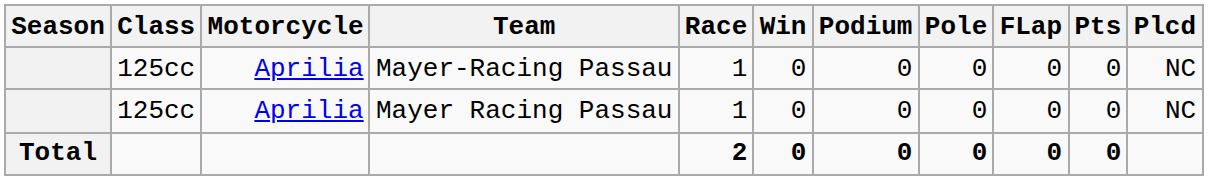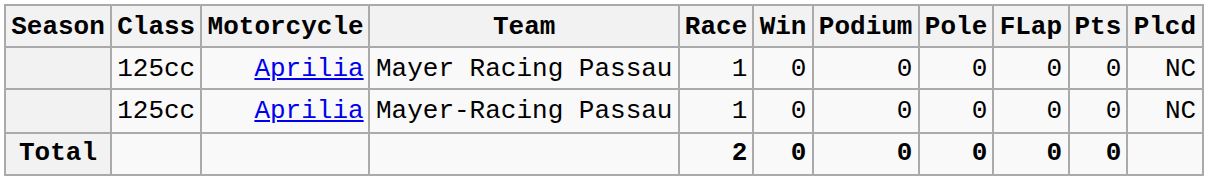rows swapped: (524, 111) <-> (524, 69)
